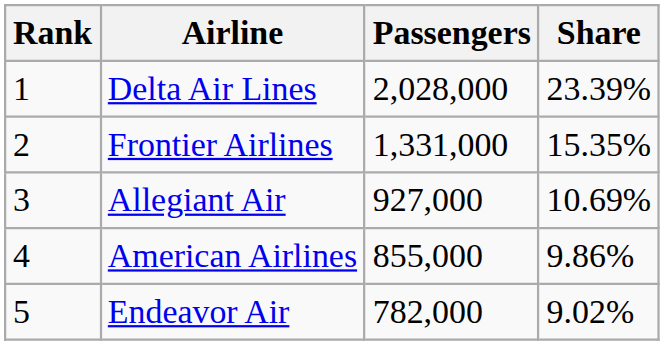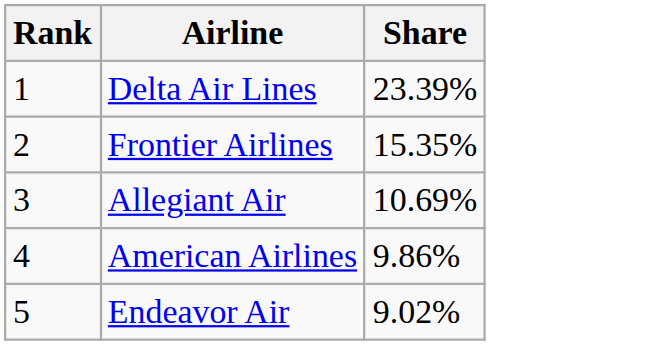- column: (452, 32)
